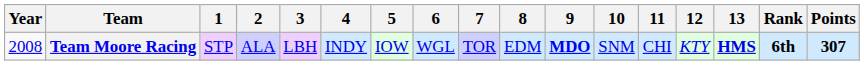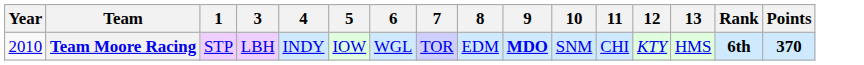- column: (258, 18)
(25, 46) 2008 -> (25, 46) 2010
(737, 46) bold -> (693, 46) normal
(833, 46) 307 -> (789, 46) 370
